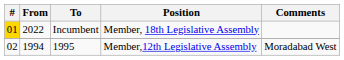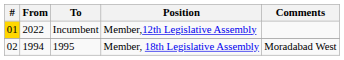(181, 30) Member, 18th Legislative Assembly -> (180, 30) Member,12th Legislative Assembly
(180, 47) Member,12th Legislative Assembly -> (181, 47) Member, 18th Legislative Assembly
